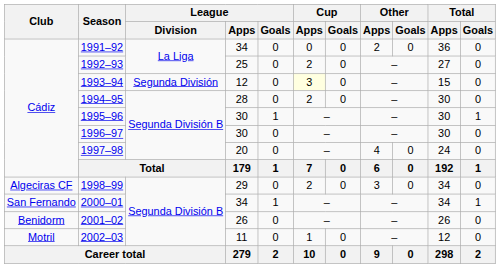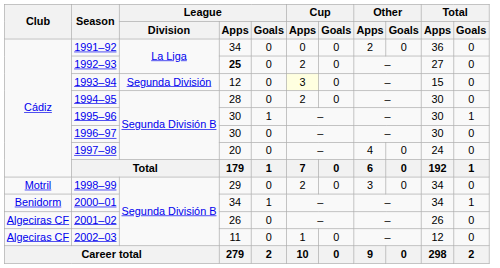(242, 64) normal -> (235, 64) bold
(41, 185) Algeciras CF -> (38, 185) Motril
(41, 202) San Fernando -> (38, 202) Benidorm
(41, 220) Benidorm -> (38, 220) Algeciras CF
(41, 237) Motril -> (38, 237) Algeciras CF
